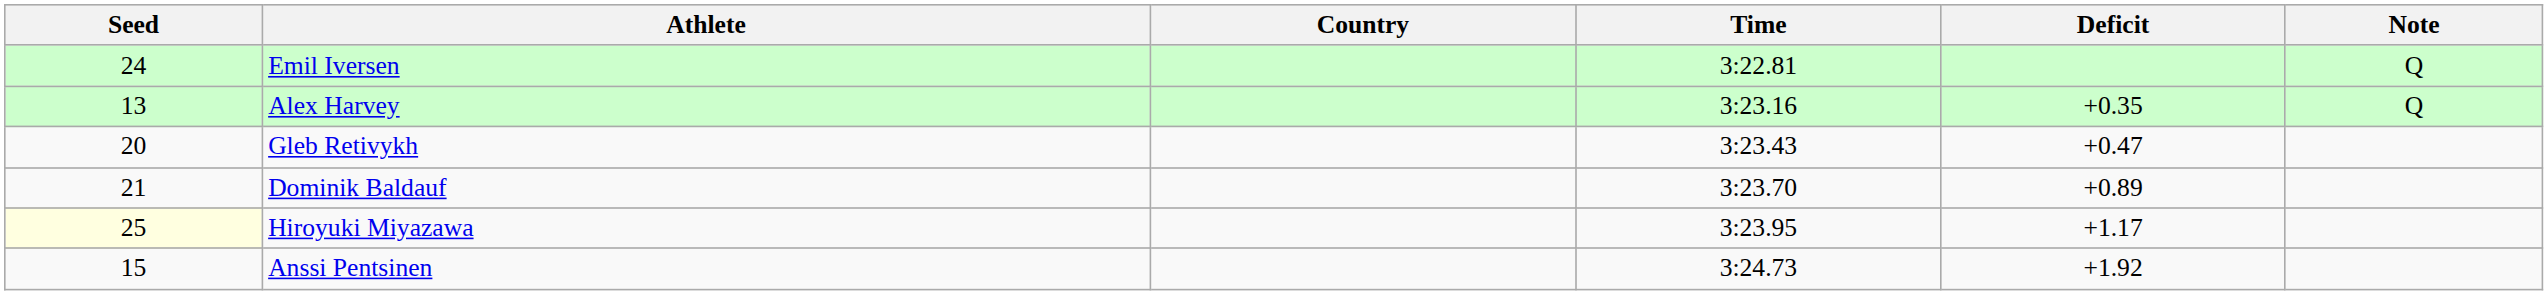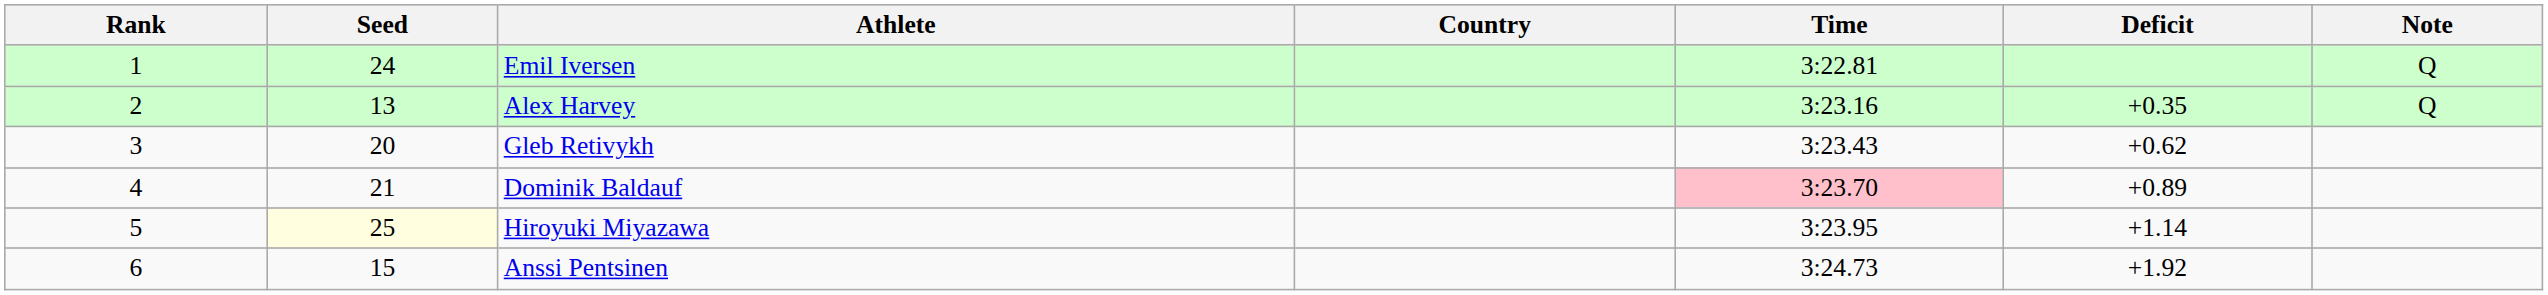+ column: (136, 24)
(2113, 146) +0.47 -> (2157, 146) +0.62
(1758, 187) no background -> (1839, 187) pink background
(2113, 227) +1.17 -> (2157, 227) +1.14
